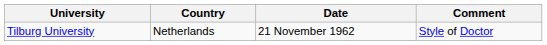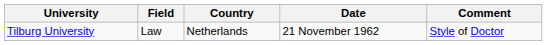+ column: (161, 13)
